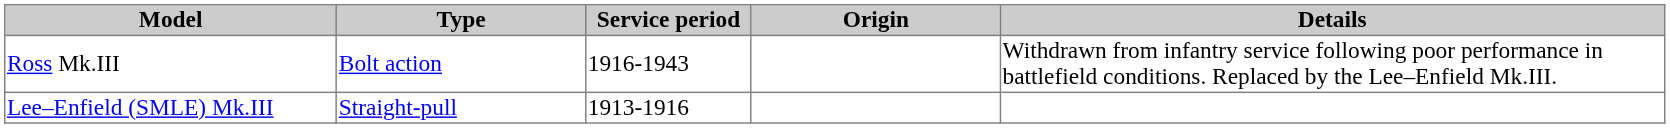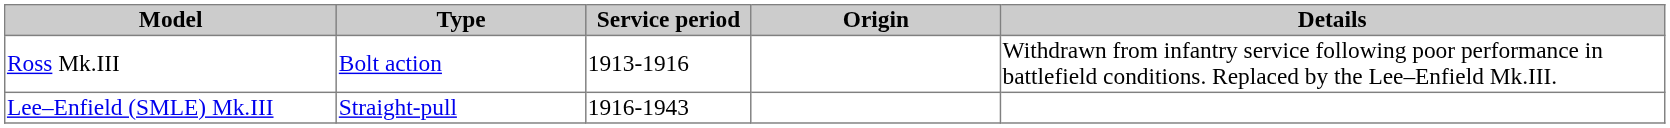(638, 63) 1916-1943 -> (638, 63) 1913-1916
(638, 107) 1913-1916 -> (638, 107) 1916-1943
